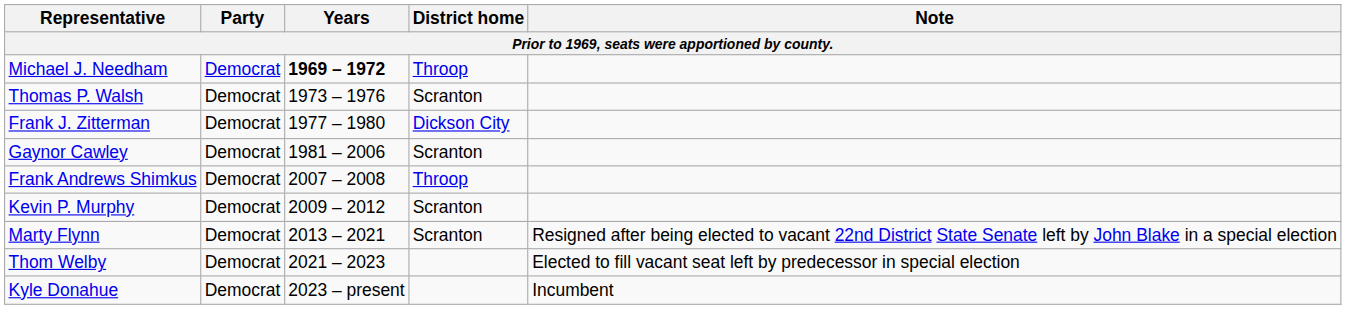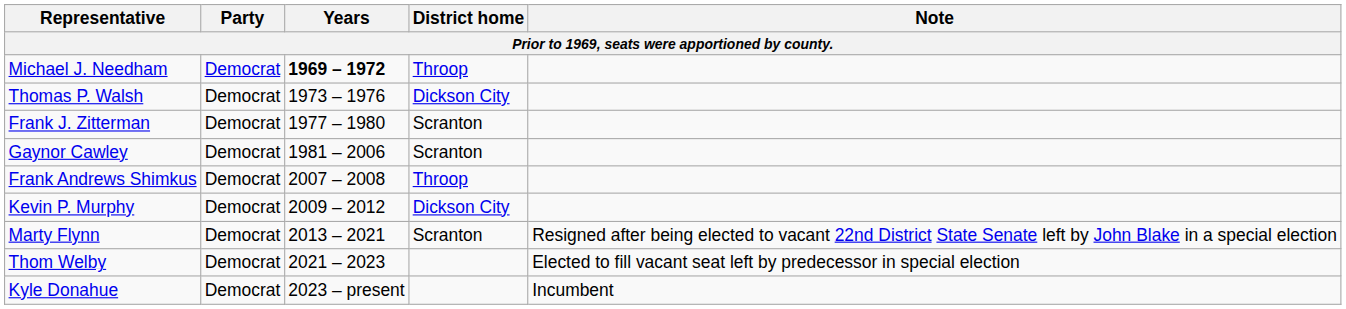(448, 96) Scranton -> (461, 96) Dickson City
(461, 124) Dickson City -> (448, 124) Scranton
(448, 207) Scranton -> (461, 207) Dickson City
